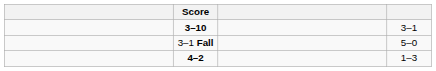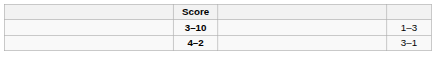(409, 27) 3–1 -> (409, 27) 1–3
- row: (196, 43)
(409, 58) 1–3 -> (409, 43) 3–1
